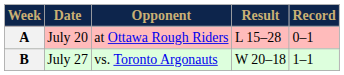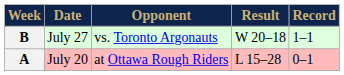rows swapped: (24, 37) <-> (24, 59)
